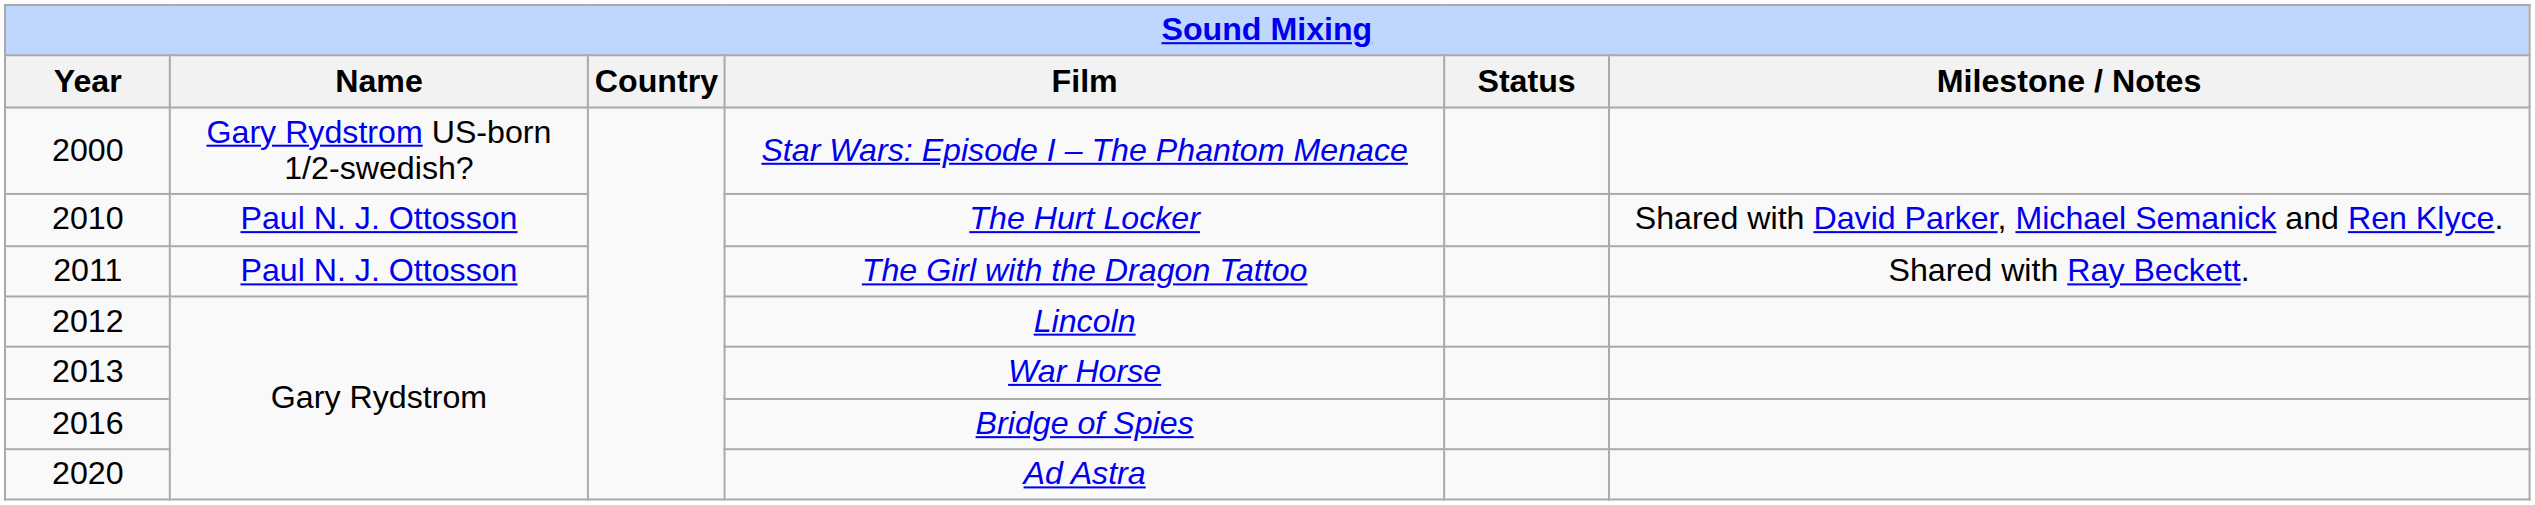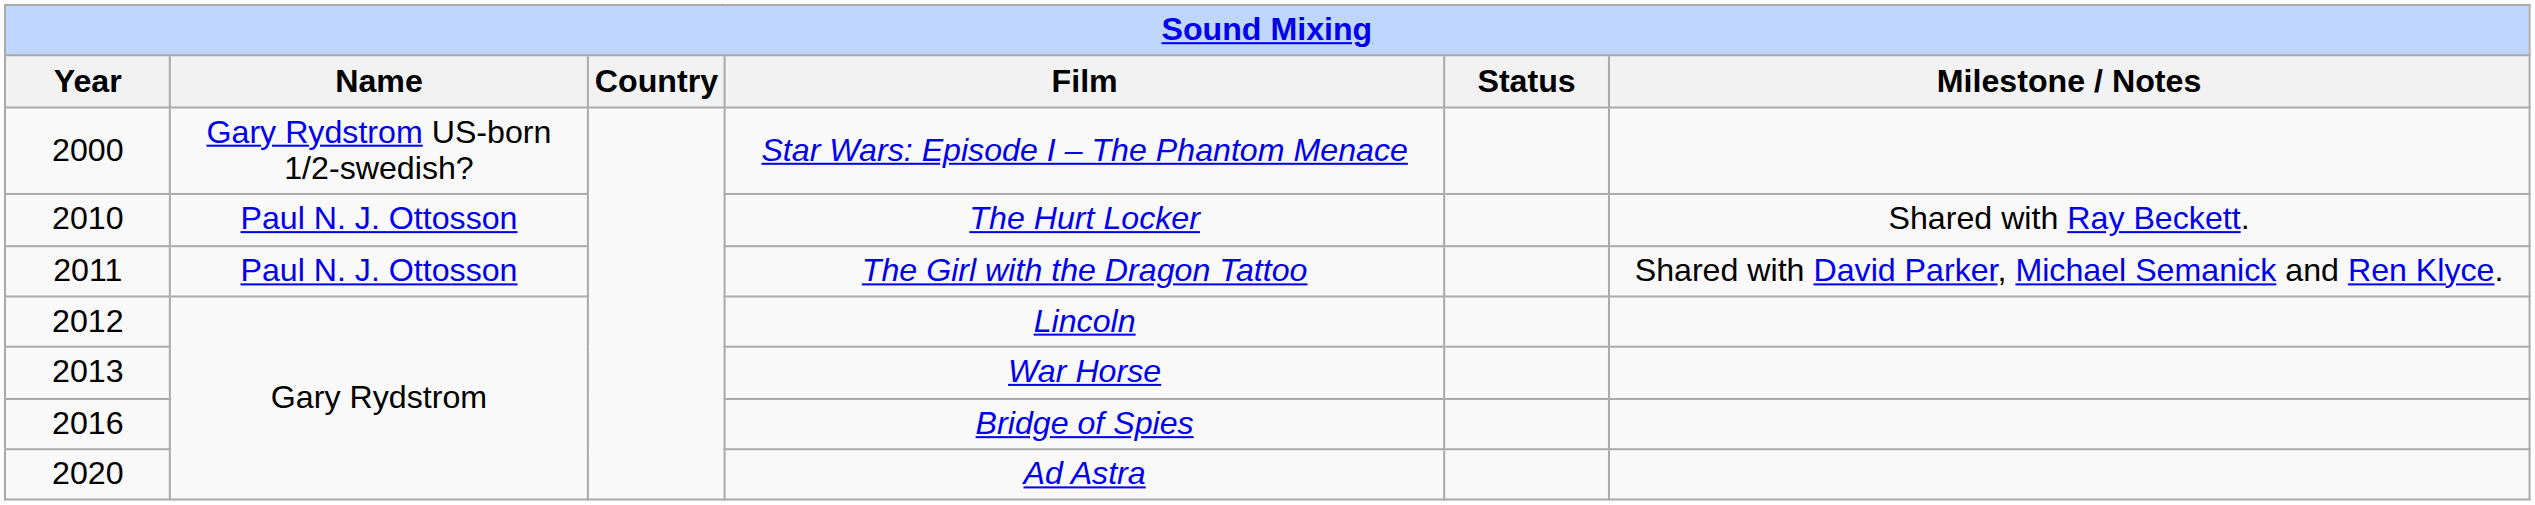(2069, 219) Shared with David Parker, Michael Semanick and Ren Klyce. -> (2069, 219) Shared with Ray Beckett.
(2069, 270) Shared with Ray Beckett. -> (2069, 270) Shared with David Parker, Michael Semanick and Ren Klyce.
